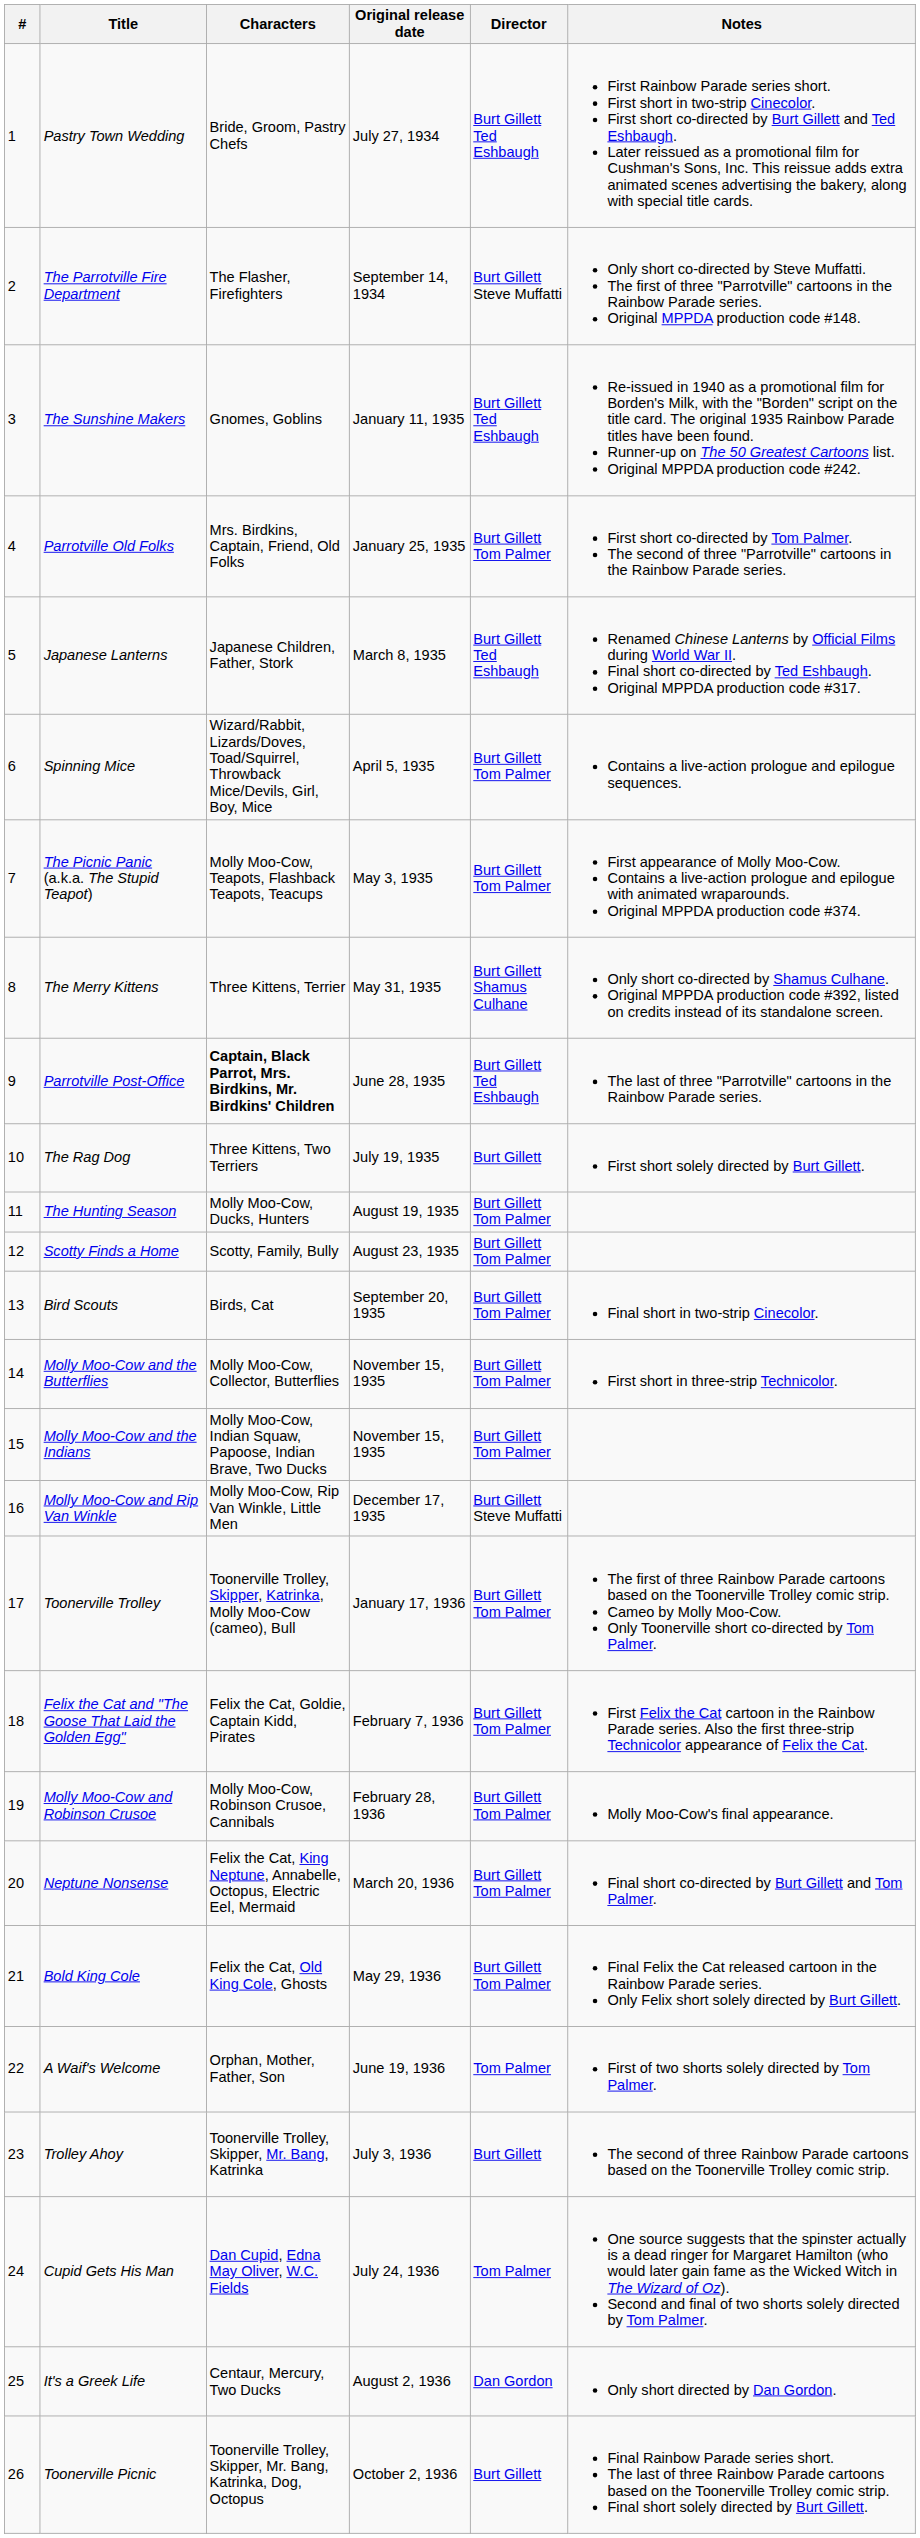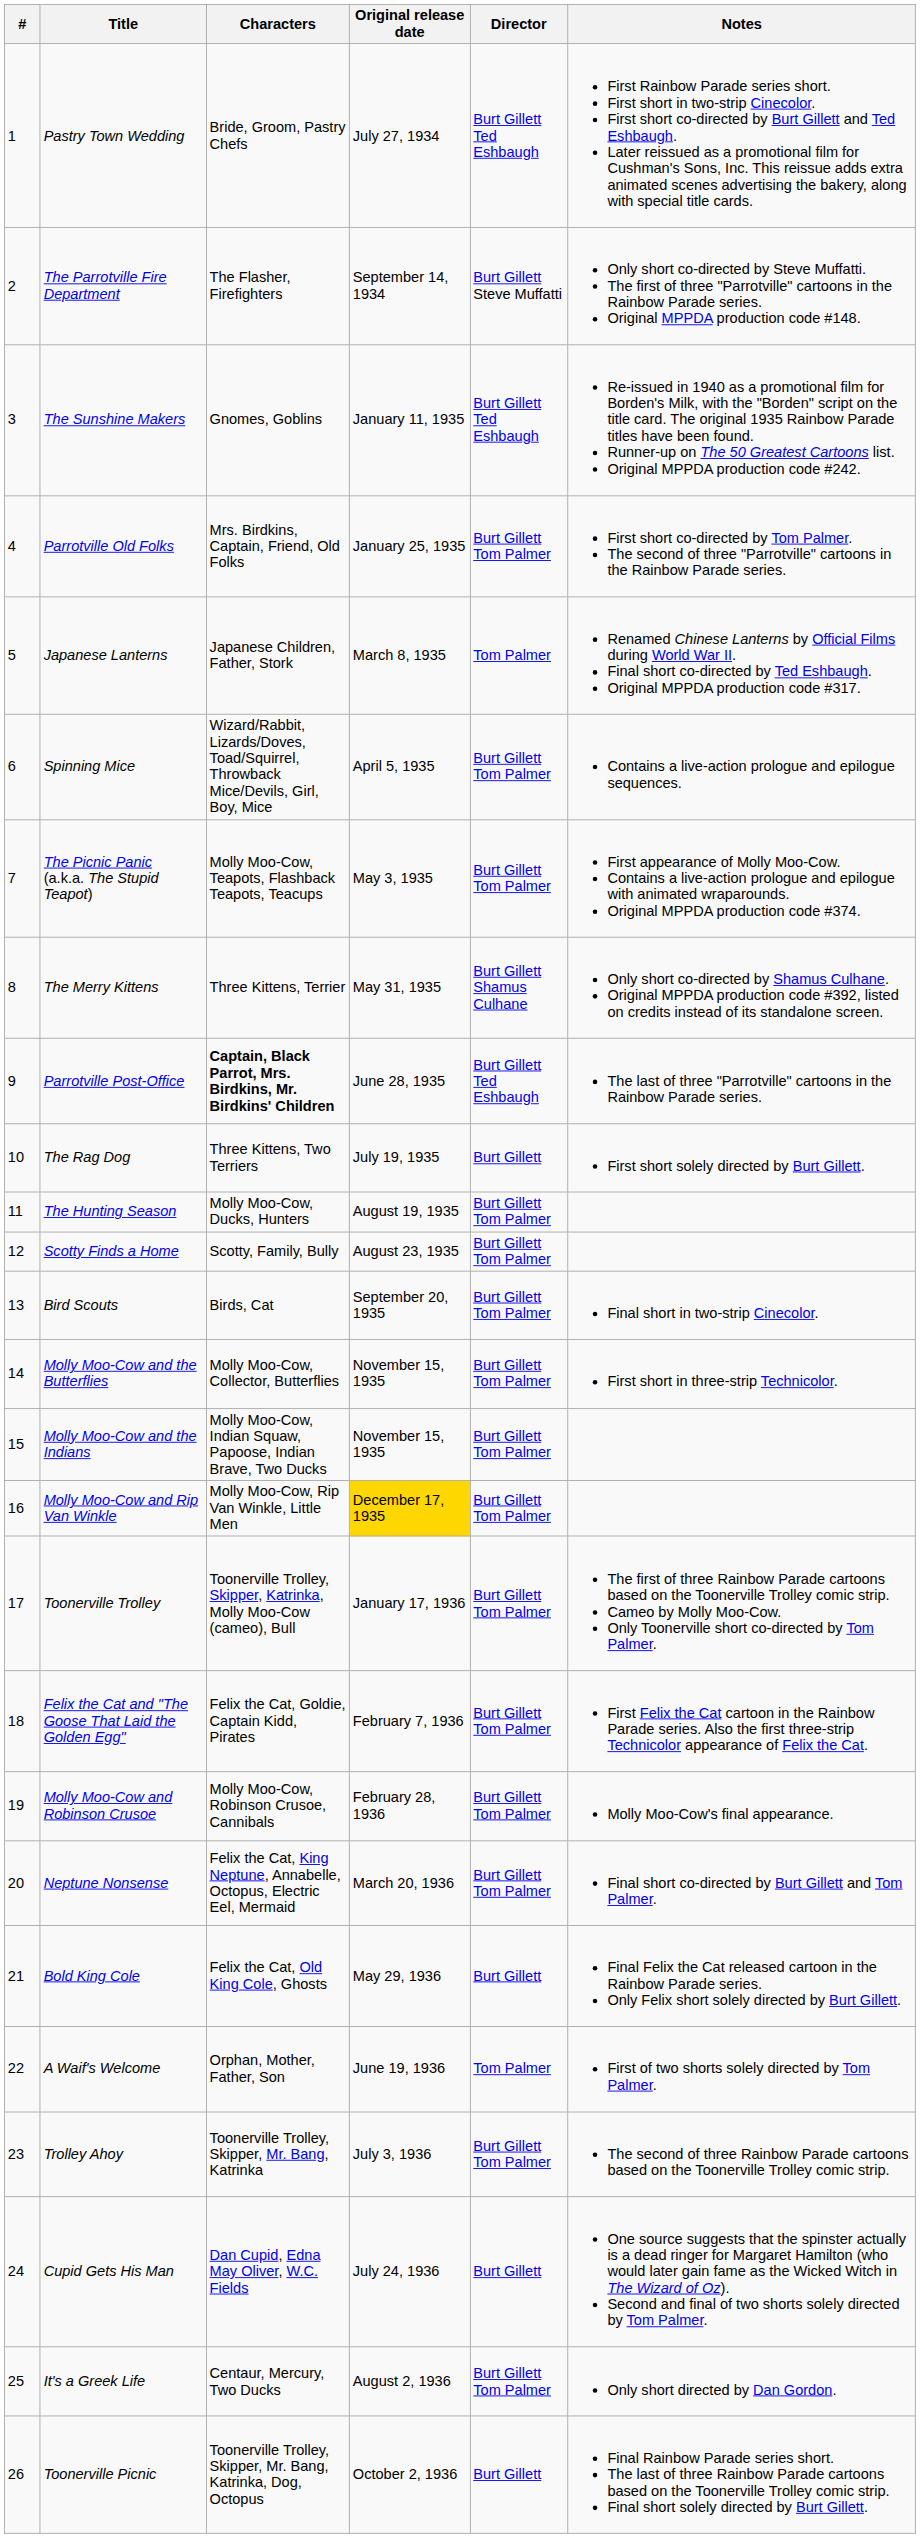(507, 655) Burt Gillett Ted Eshbaugh -> (512, 655) Tom Palmer
(399, 1508) no background -> (399, 1508) gold background
(518, 1508) Burt Gillett Steve Muffatti -> (512, 1508) Burt Gillett Tom Palmer
(512, 1976) Burt Gillett Tom Palmer -> (507, 1976) Burt Gillett
(507, 2154) Burt Gillett -> (512, 2154) Burt Gillett Tom Palmer
(512, 2271) Tom Palmer -> (507, 2271) Burt Gillett
(513, 2381) Dan Gordon -> (512, 2381) Burt Gillett Tom Palmer
